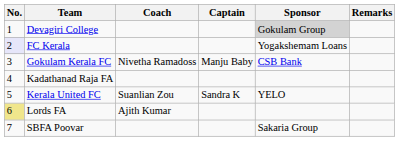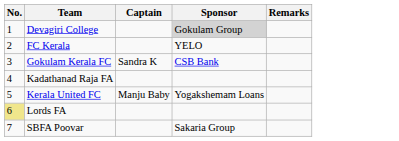- column: (157, 12)
(9, 45) lavender background -> (9, 45) no background
(302, 45) Yogakshemam Loans -> (188, 45) YELO
(227, 62) Manju Baby -> (138, 62) Sandra K
(221, 95) Sandra K -> (144, 95) Manju Baby
(272, 95) YELO -> (219, 95) Yogakshemam Loans
